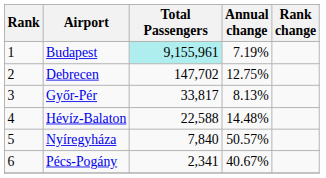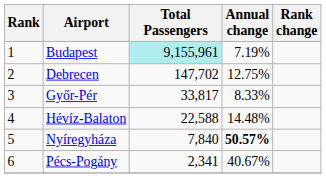(251, 96) 8.13% -> (252, 96) 8.33%
(247, 140) normal -> (247, 140) bold
